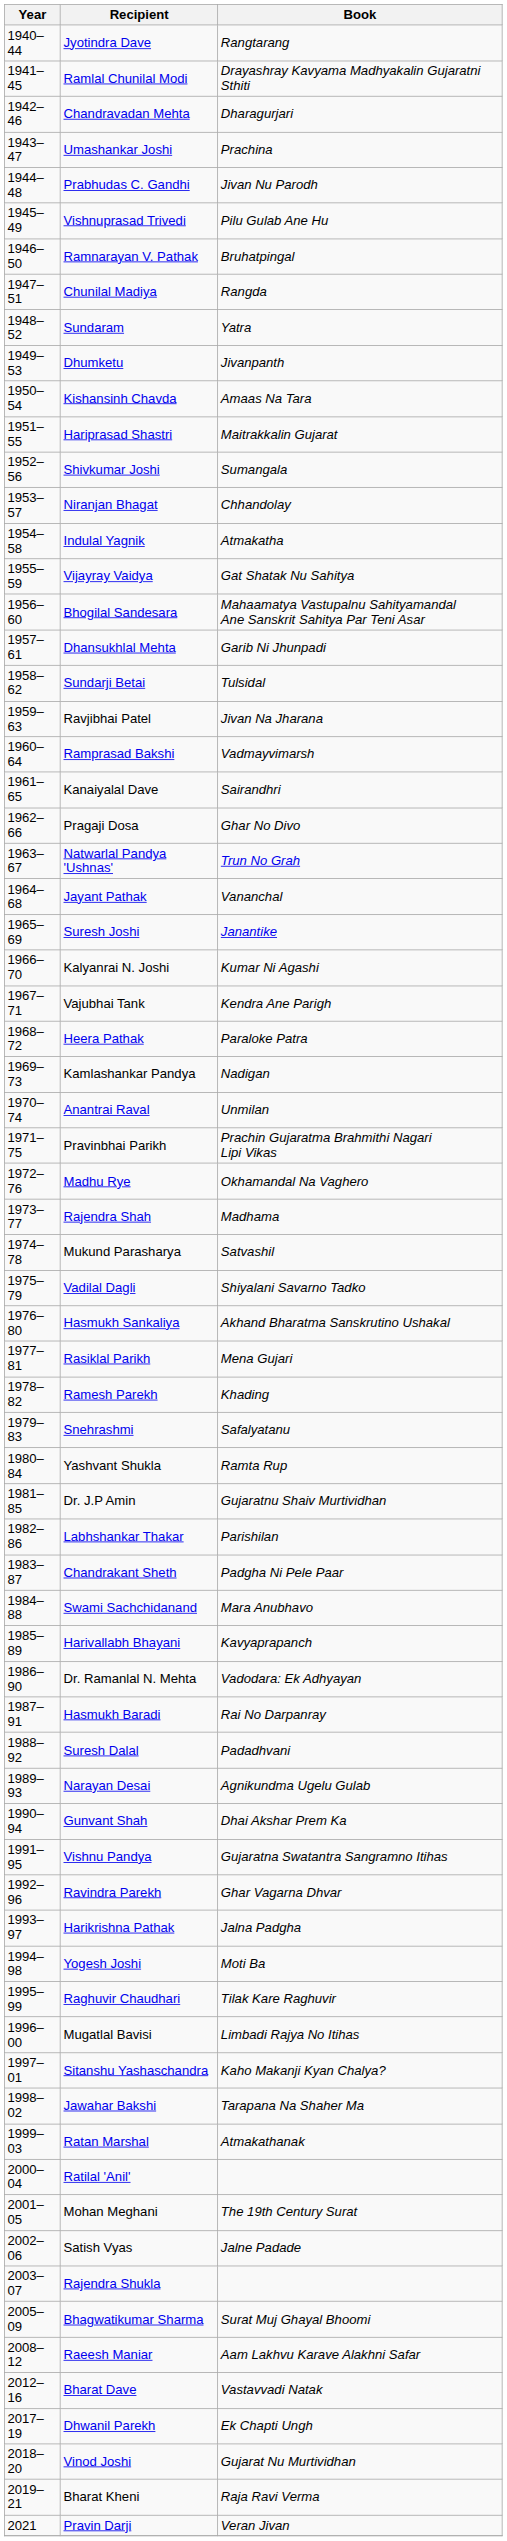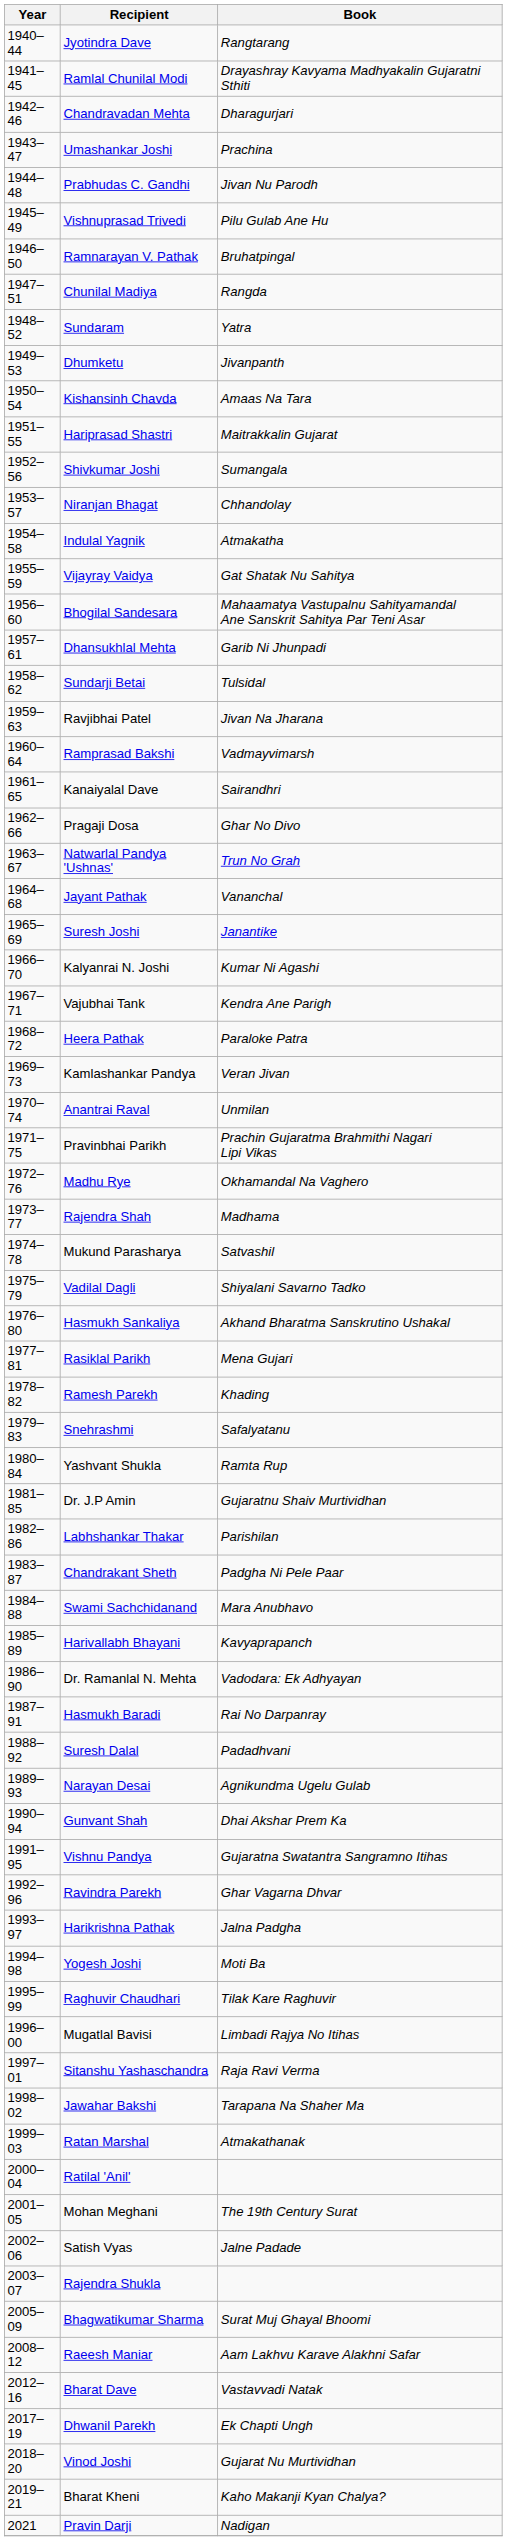(245, 1074) Nadigan -> (255, 1074) Veran Jivan
(303, 2070) Kaho Makanji Kyan Chalya? -> (270, 2070) Raja Ravi Verma
(270, 2497) Raja Ravi Verma -> (303, 2497) Kaho Makanji Kyan Chalya?
(255, 2525) Veran Jivan -> (245, 2525) Nadigan
